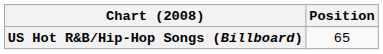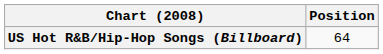(342, 38) 65 -> (342, 38) 64
